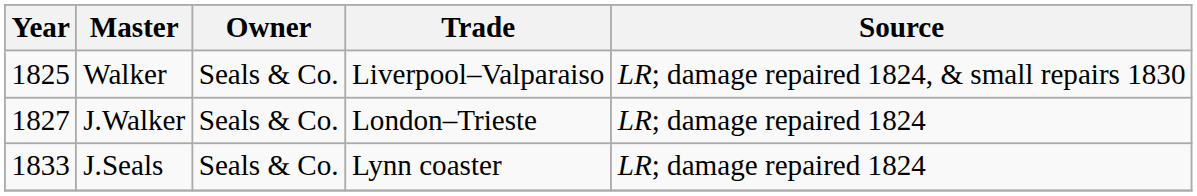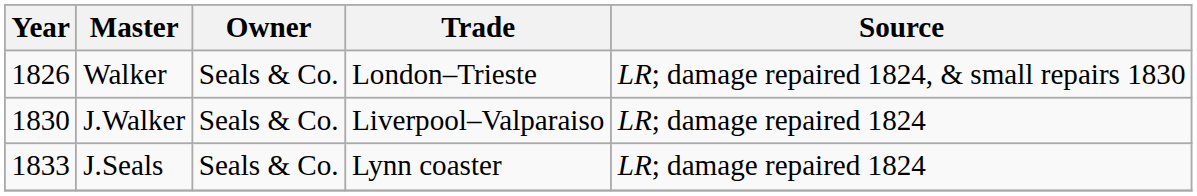(41, 73) 1825 -> (41, 73) 1826
(478, 73) Liverpool–Valparaiso -> (445, 73) London–Trieste
(41, 119) 1827 -> (41, 119) 1830
(445, 119) London–Trieste -> (478, 119) Liverpool–Valparaiso
